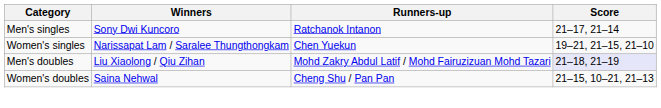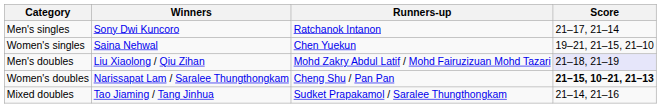(191, 45) Narissapat Lam / Saralee Thungthongkam -> (126, 45) Saina Nehwal
(126, 78) Saina Nehwal -> (191, 78) Narissapat Lam / Saralee Thungthongkam
(605, 78) normal -> (605, 78) bold
+ row: (40, 95)
